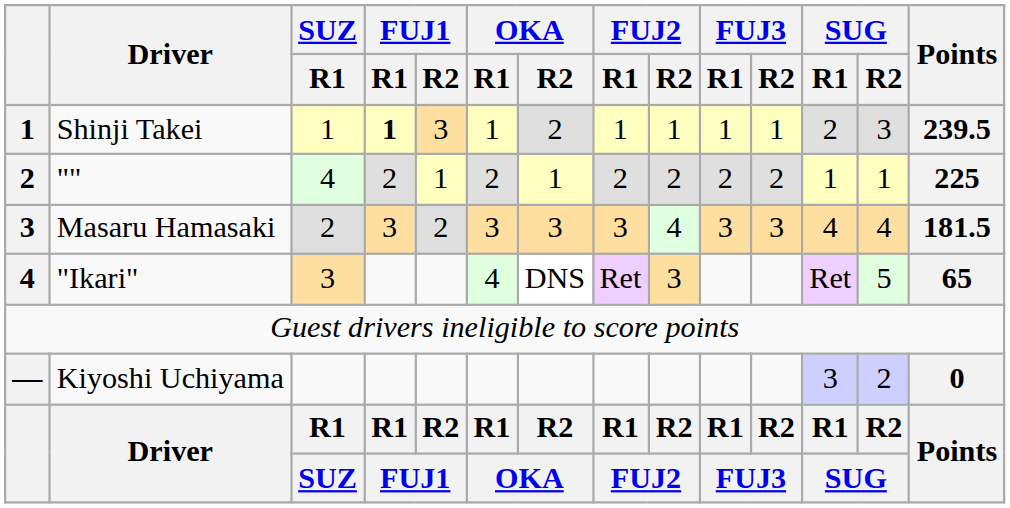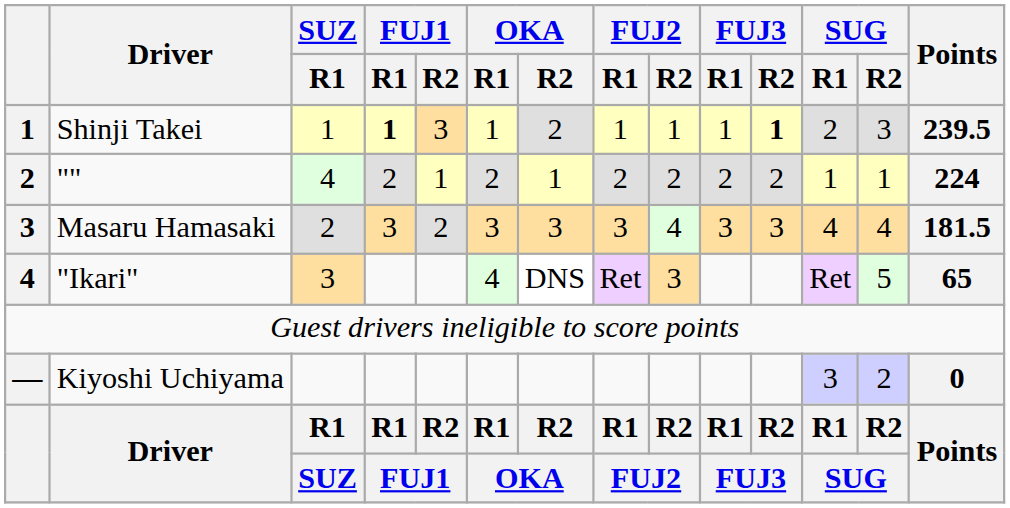(777, 128) normal -> (777, 128) bold
(957, 178) 225 -> (957, 178) 224
